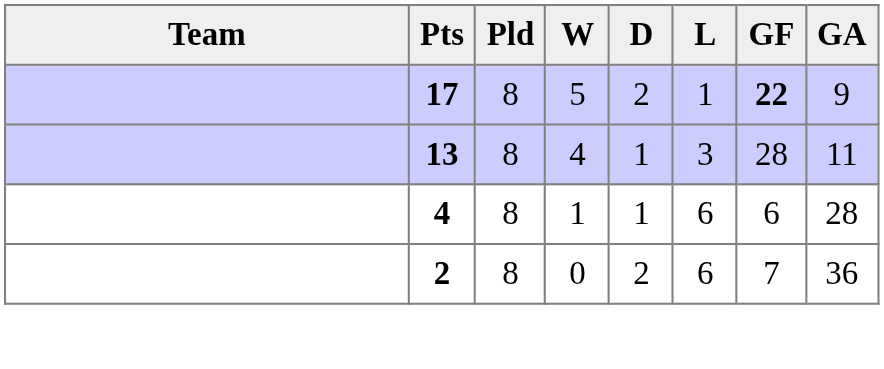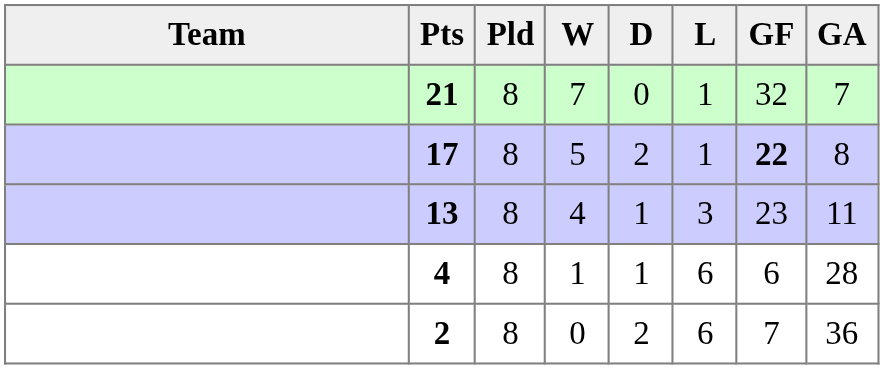+ row: (442, 94)
(842, 94) 9 -> (842, 153) 8
(771, 153) 28 -> (771, 213) 23
